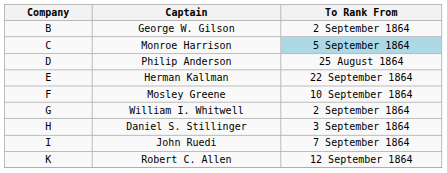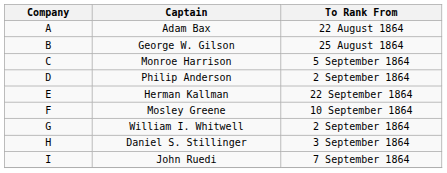+ row: (186, 29)
(361, 29) 2 September 1864 -> (361, 45) 25 August 1864
(361, 45) lightblue background -> (361, 61) no background
(361, 61) 25 August 1864 -> (361, 78) 2 September 1864
- row: (186, 159)
